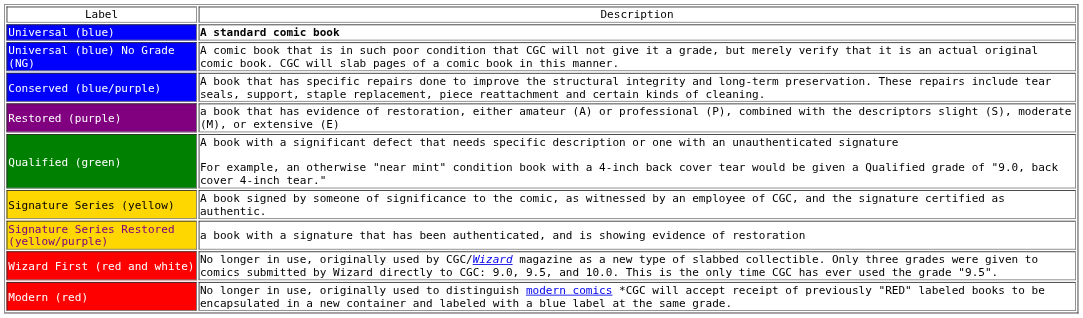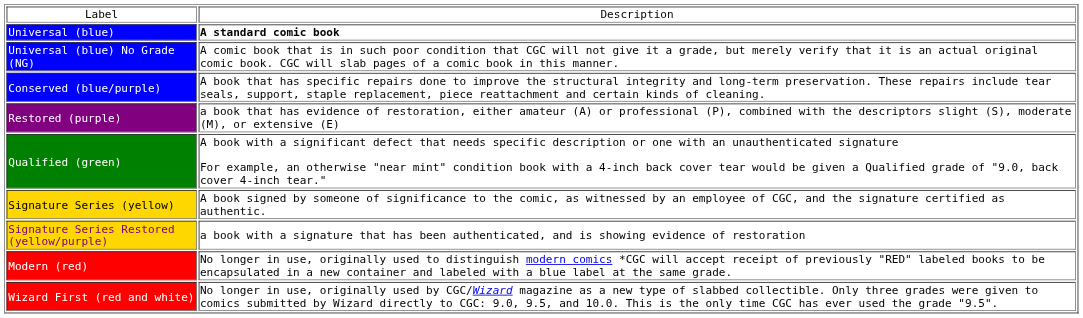rows swapped: (48, 296) <-> (101, 266)
